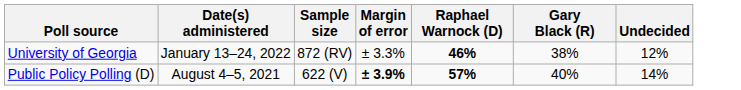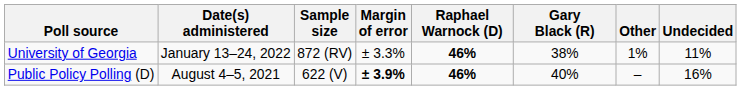+ column: (638, 31)
(655, 53) 12% -> (698, 53) 11%
(462, 75) 57% -> (462, 75) 46%
(655, 75) 14% -> (698, 75) 16%
